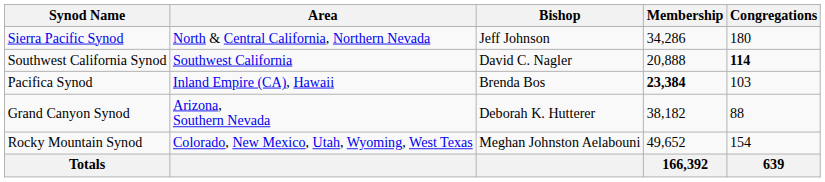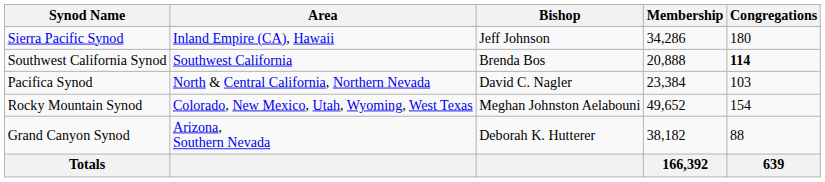(302, 37) North & Central California, Northern Nevada -> (254, 37) Inland Empire (CA), Hawaii
(526, 60) David C. Nagler -> (512, 60) Brenda Bos
(254, 82) Inland Empire (CA), Hawaii -> (302, 82) North & Central California, Northern Nevada
(512, 82) Brenda Bos -> (526, 82) David C. Nagler
(666, 82) bold -> (666, 82) normal
rows swapped: (69, 112) <-> (75, 143)
